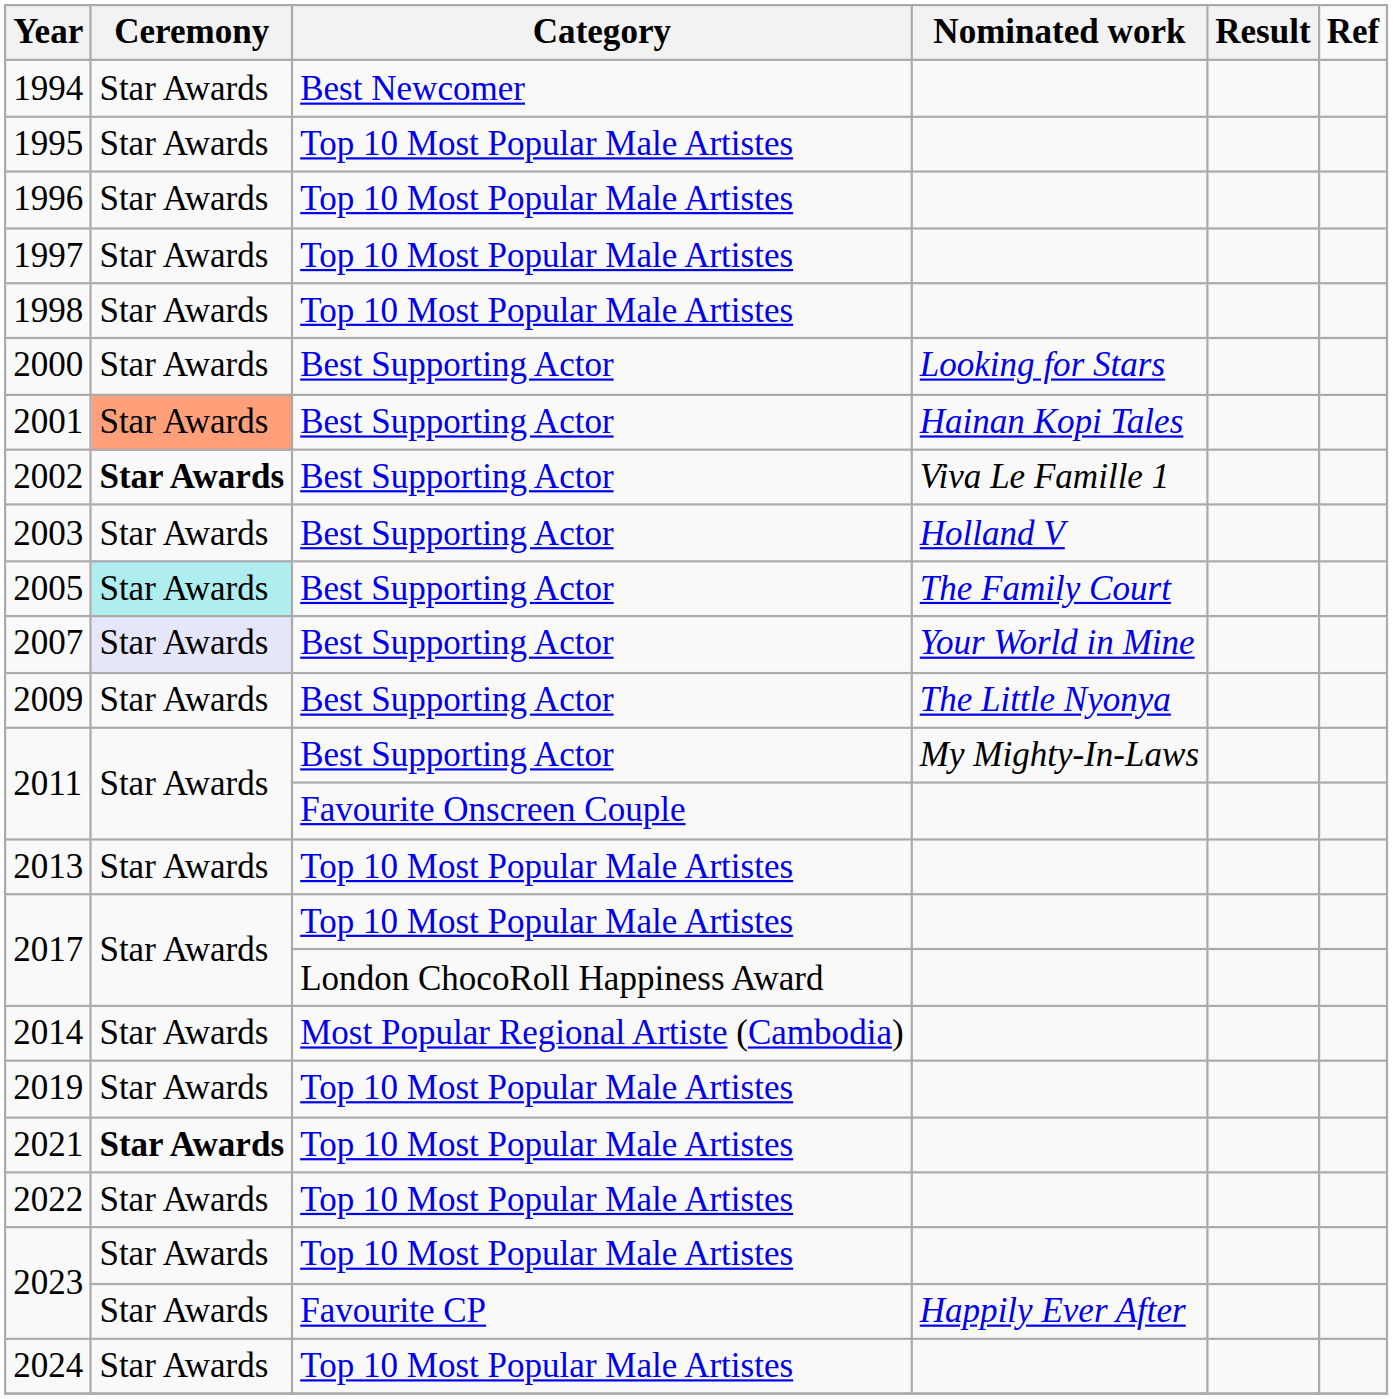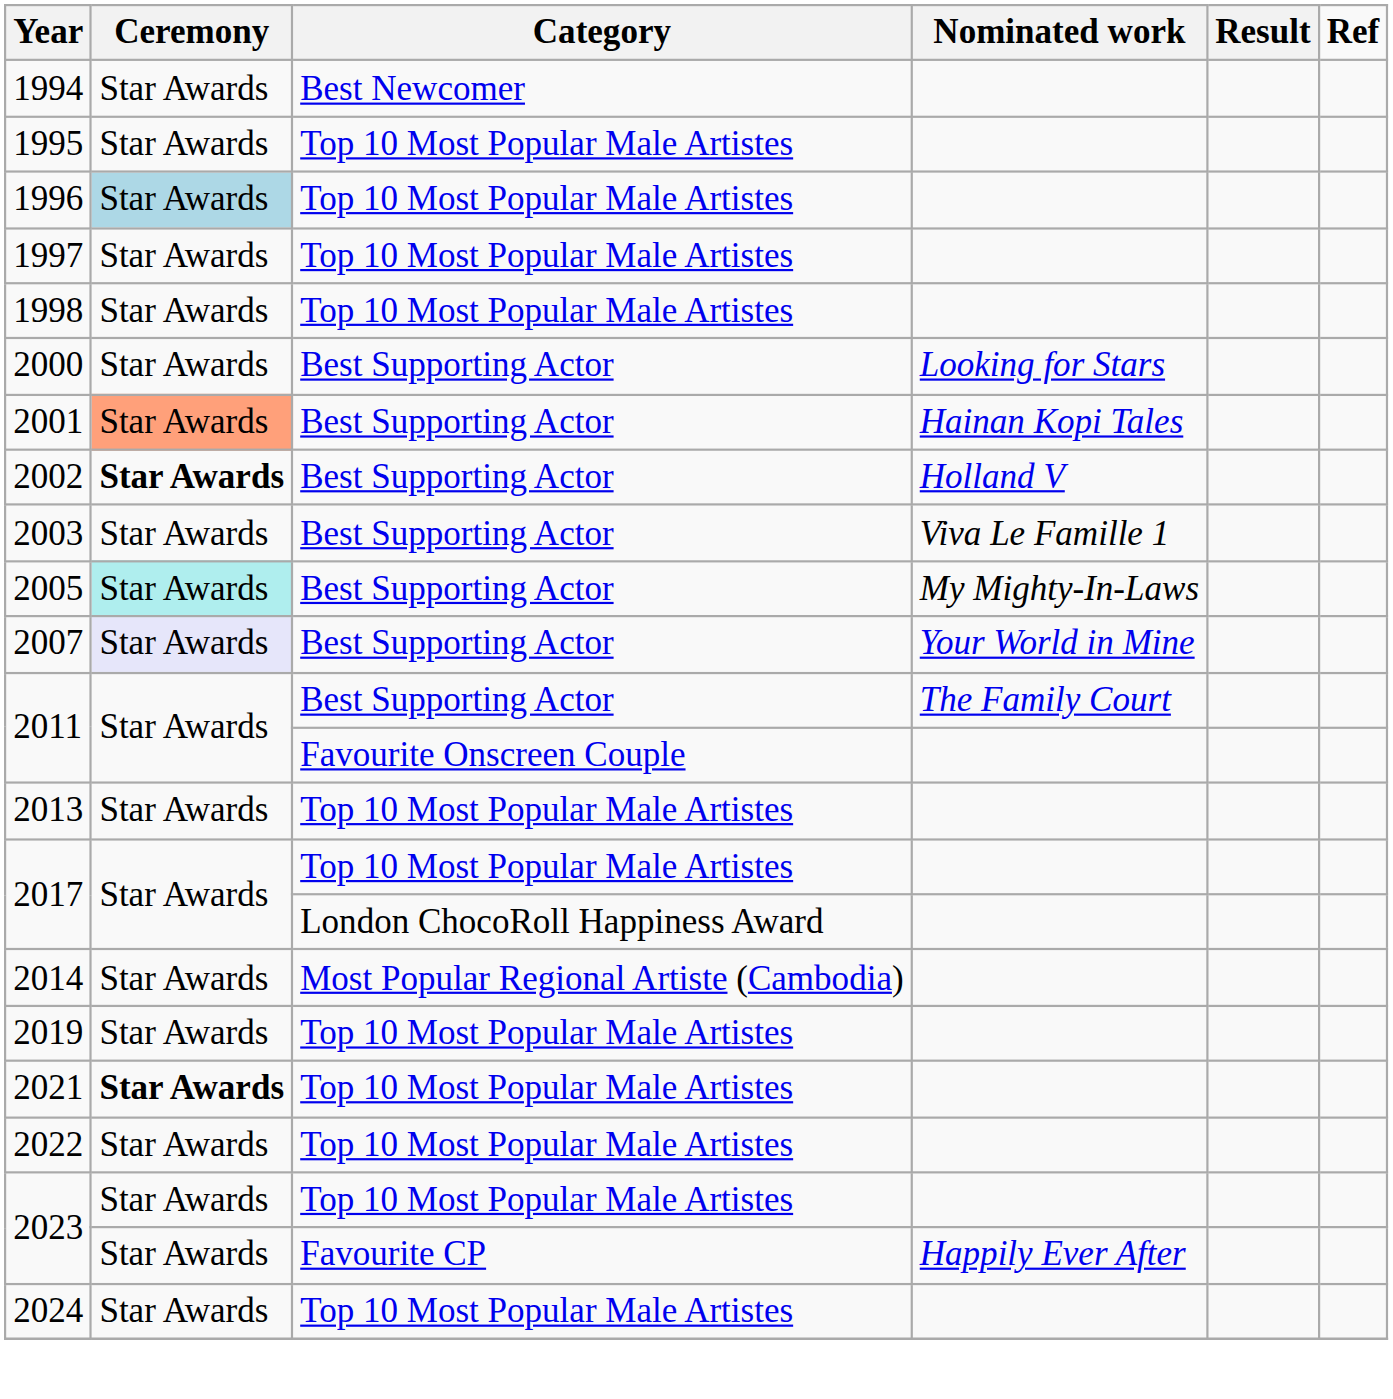(184, 198) no background -> (184, 198) lightblue background
(1044, 476) Viva Le Famille 1 -> (992, 476) Holland V
(992, 532) Holland V -> (1044, 532) Viva Le Famille 1
(1045, 587) The Family Court -> (1059, 587) My Mighty-In-Laws
- row: (48, 699)
(1059, 754) My Mighty-In-Laws -> (1045, 699) The Family Court
